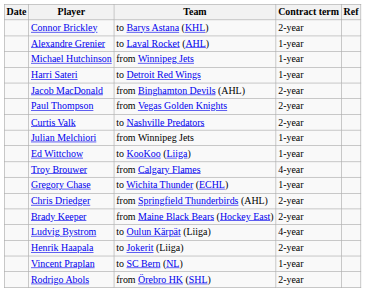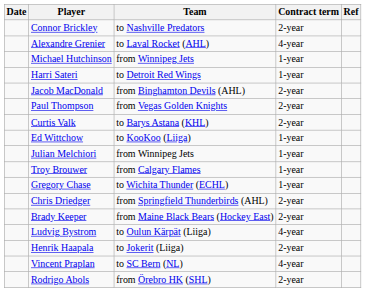(162, 28) to Barys Astana (KHL) -> (160, 28) to Nashville Predators
(291, 43) 1-year -> (291, 43) 4-year
(160, 122) to Nashville Predators -> (162, 122) to Barys Astana (KHL)
rows swapped: (57, 153) <-> (64, 138)
(291, 169) 4-year -> (291, 169) 1-year
(291, 264) 1-year -> (291, 264) 4-year
